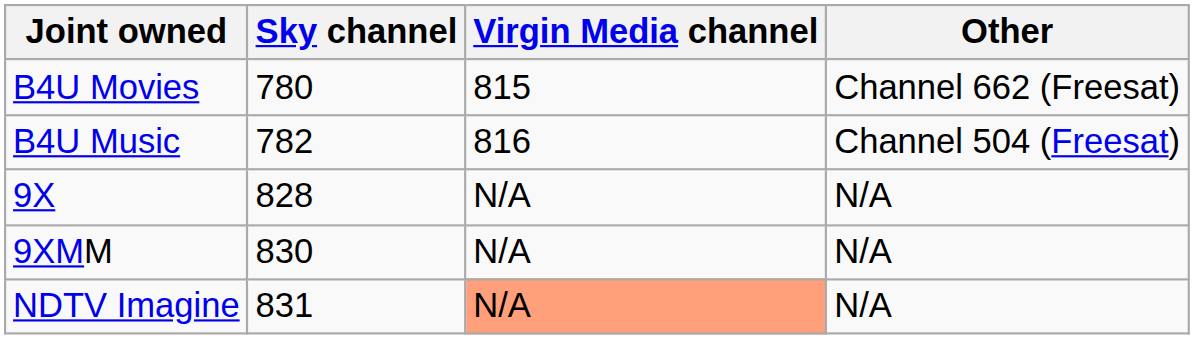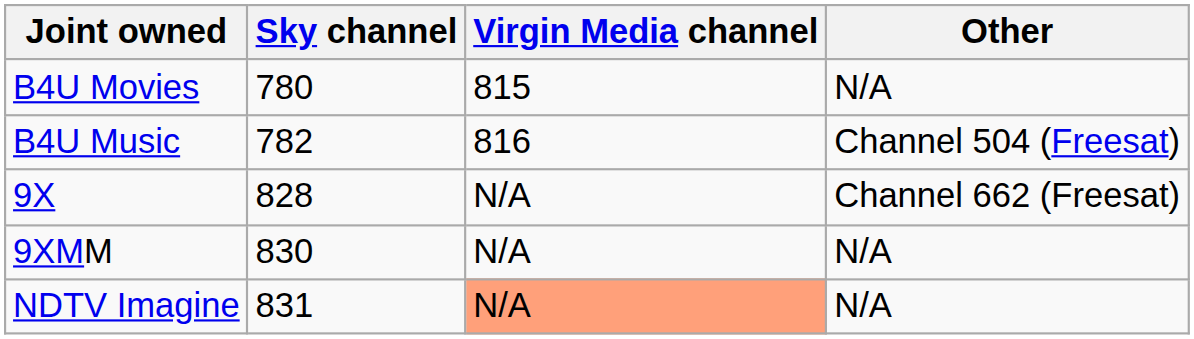(1007, 86) Channel 662 (Freesat) -> (863, 86) N/A
(863, 196) N/A -> (1007, 196) Channel 662 (Freesat)
